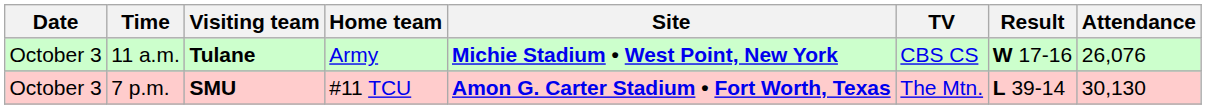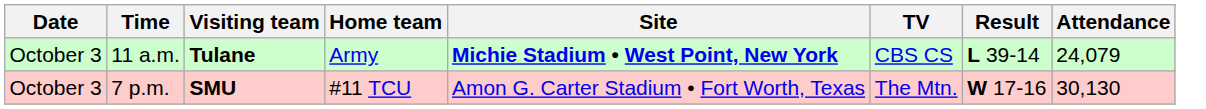(1032, 55) W 17-16 -> (1003, 55) L 39-14
(1114, 55) 26,076 -> (1088, 55) 24,079
(671, 88) bold -> (659, 88) normal
(1029, 88) L 39-14 -> (1007, 88) W 17-16
